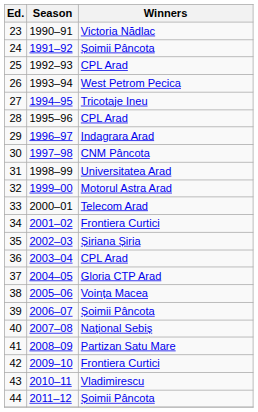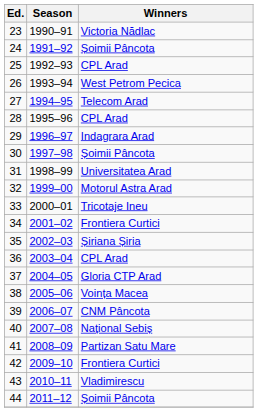(114, 101) Tricotaje Ineu -> (114, 101) Telecom Arad
(115, 154) CNM Pâncota -> (118, 154) Șoimii Pâncota
(114, 206) Telecom Arad -> (114, 206) Tricotaje Ineu
(118, 311) Șoimii Pâncota -> (115, 311) CNM Pâncota
